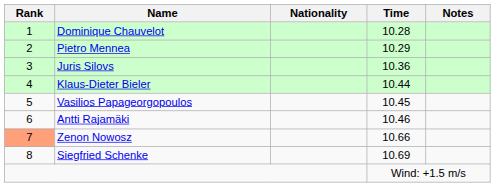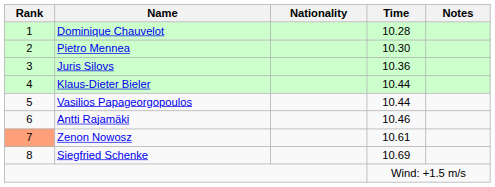(396, 48) 10.29 -> (396, 48) 10.30
(396, 102) 10.45 -> (396, 102) 10.44
(396, 137) 10.66 -> (396, 137) 10.61
